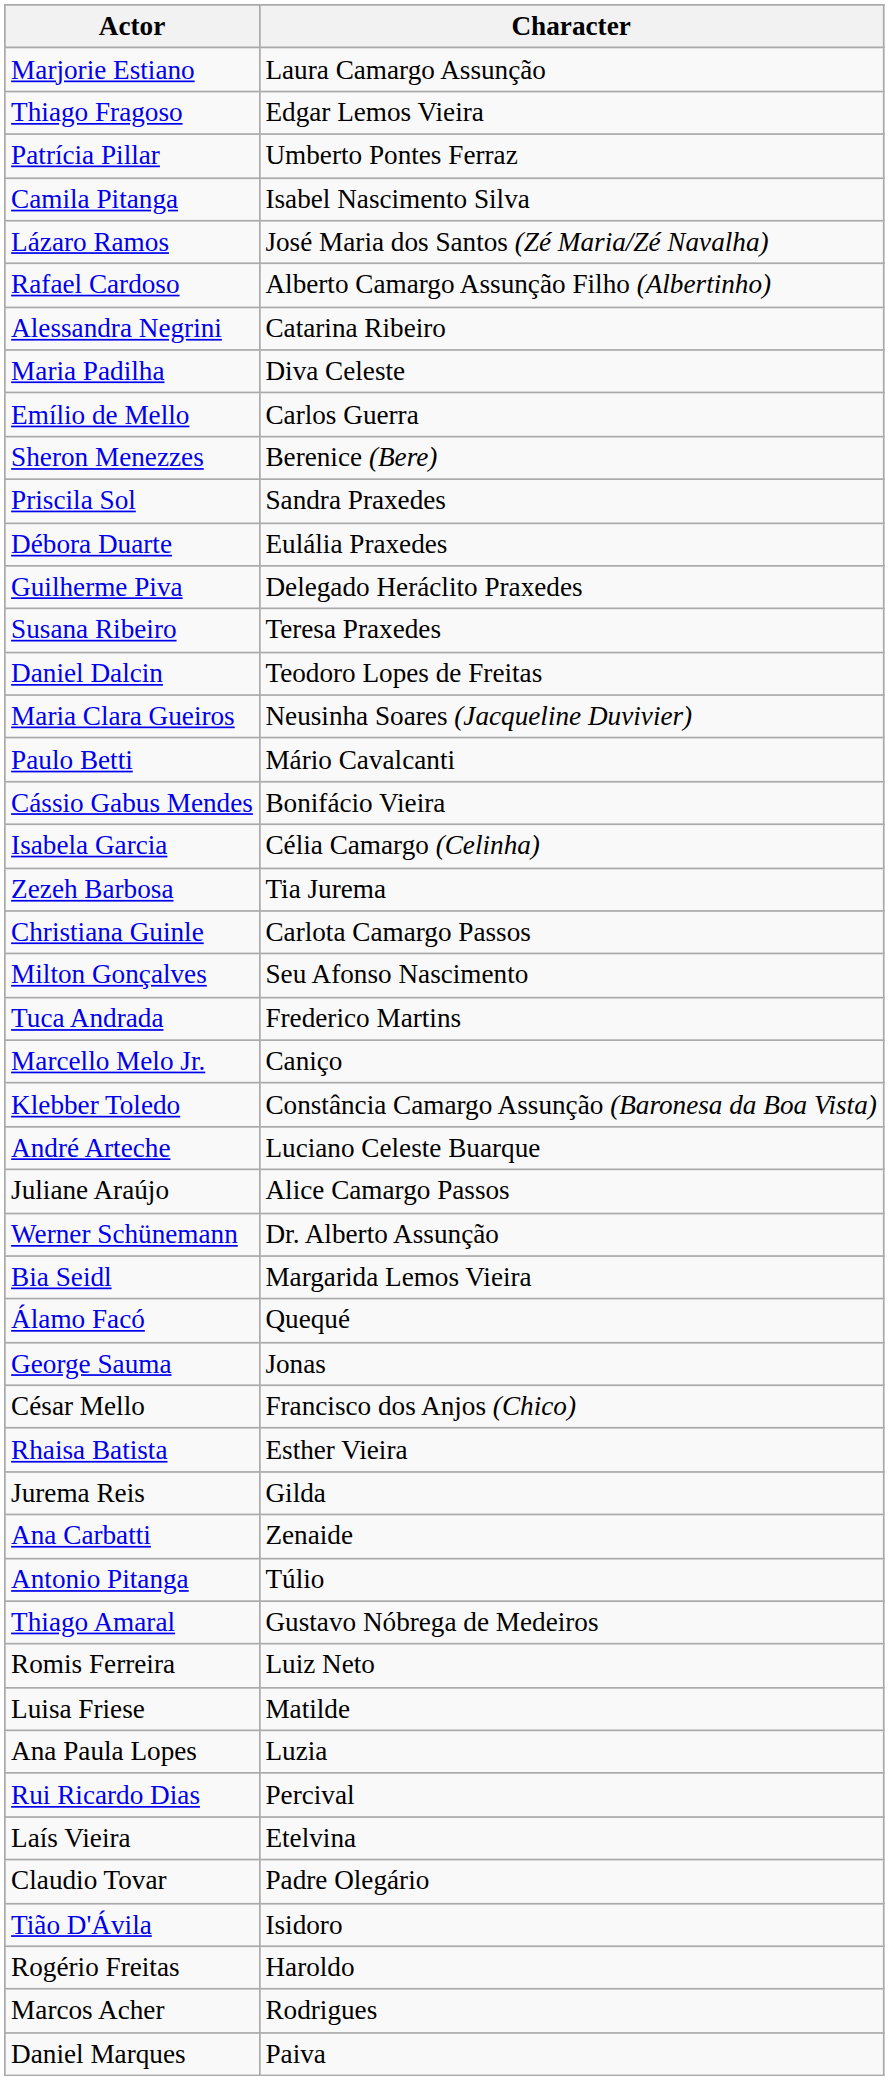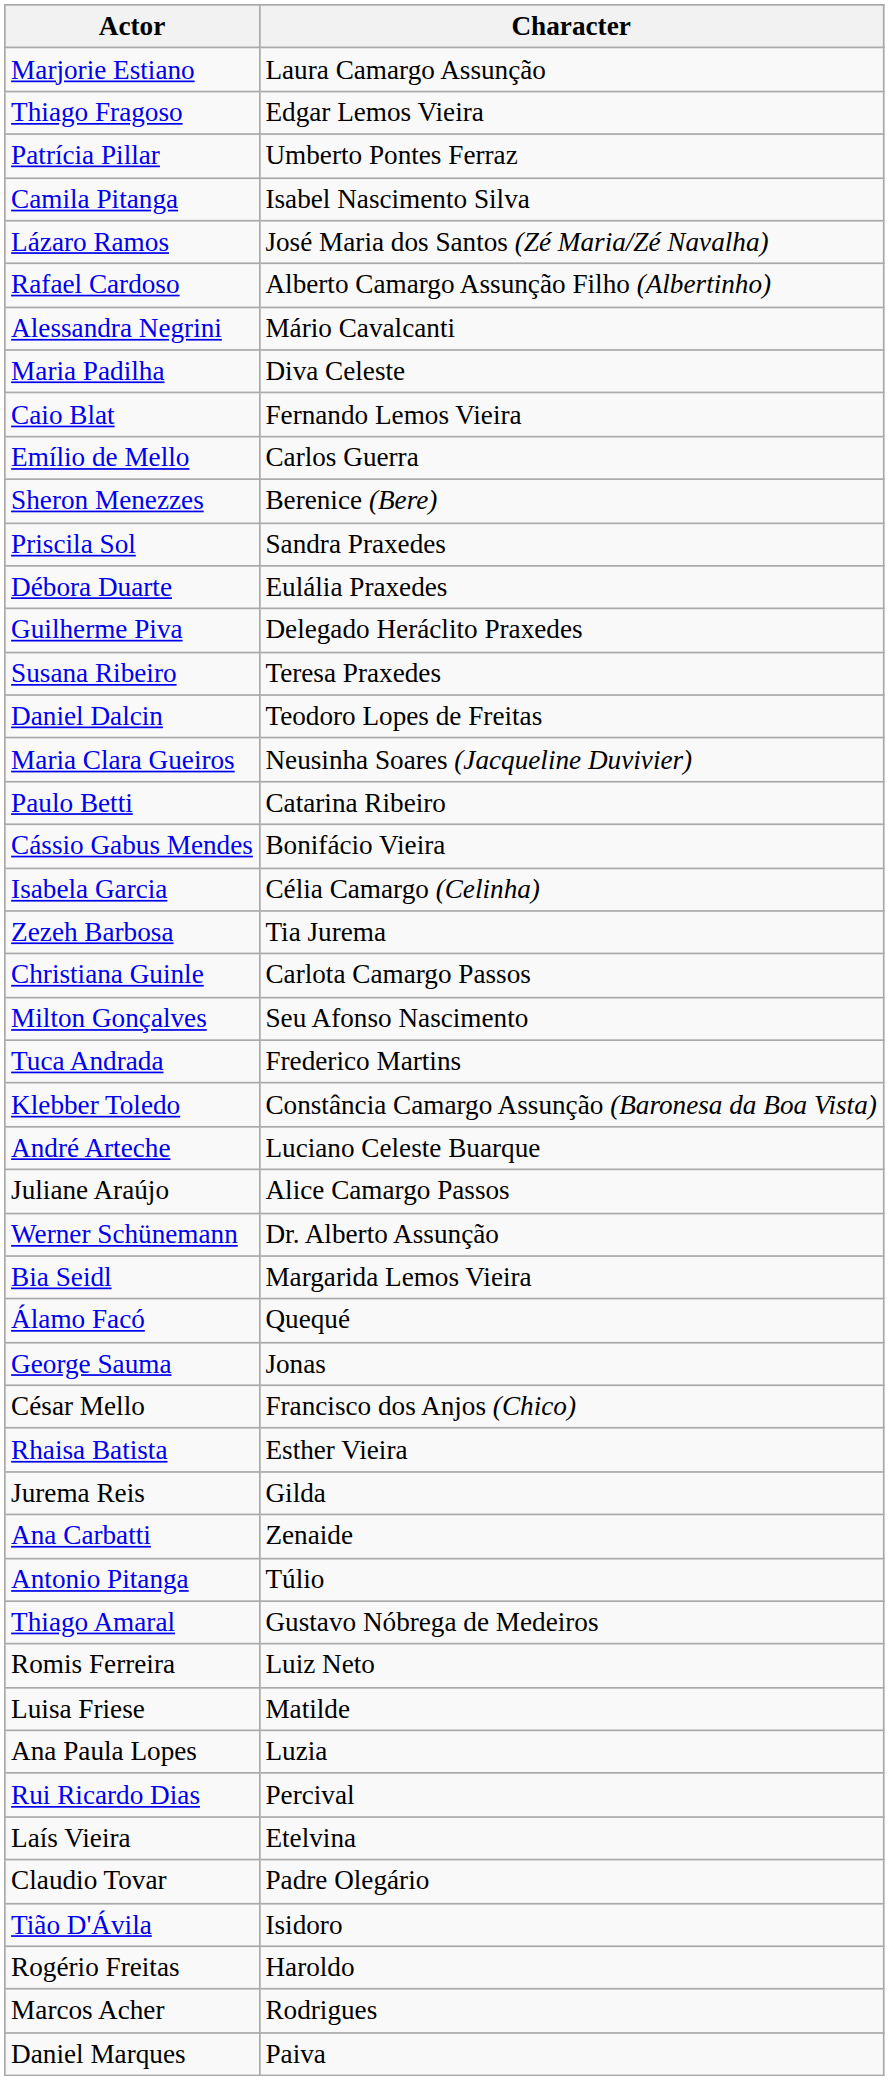(356, 328) Catarina Ribeiro -> (360, 328) Mário Cavalcanti
+ row: (63, 414)
(360, 759) Mário Cavalcanti -> (356, 802) Catarina Ribeiro
- row: (108, 1061)
